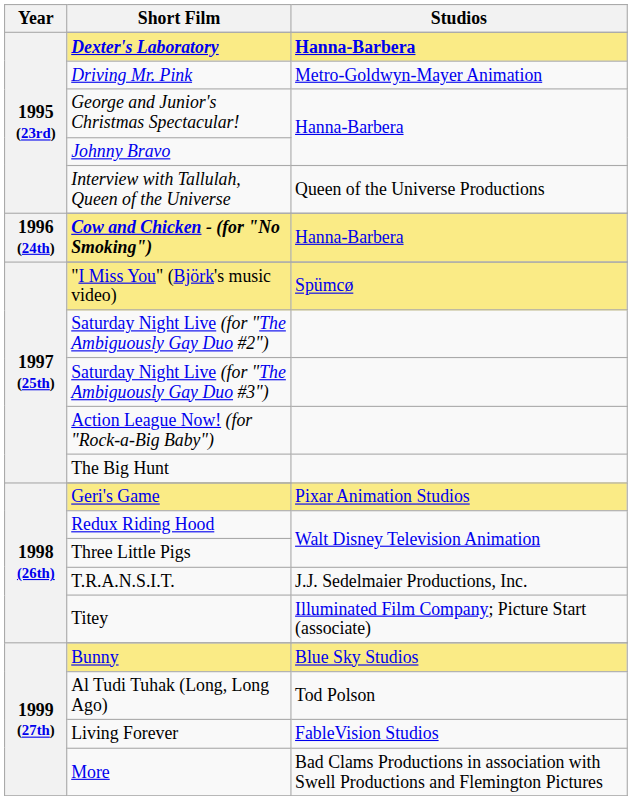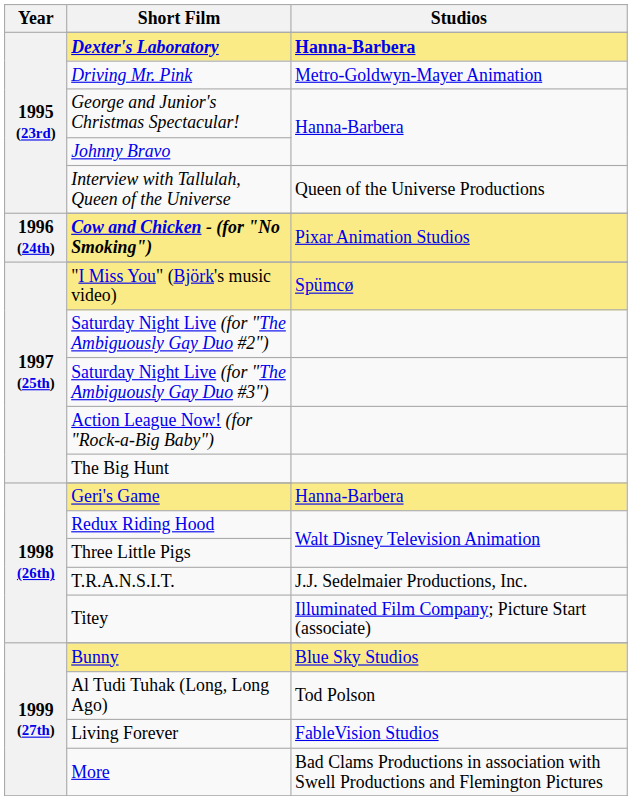(349, 237) Hanna-Barbera -> (382, 237) Pixar Animation Studios
(382, 496) Pixar Animation Studios -> (349, 496) Hanna-Barbera
